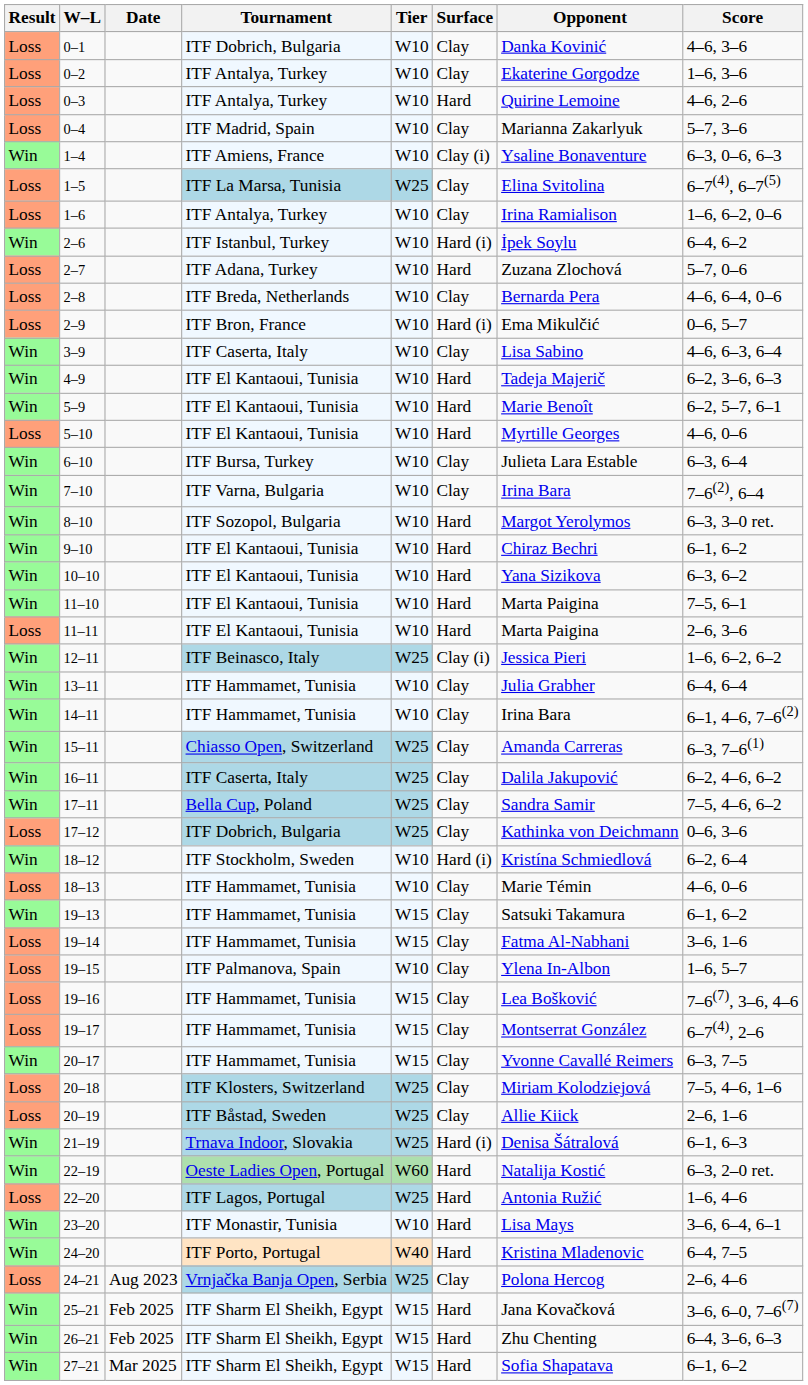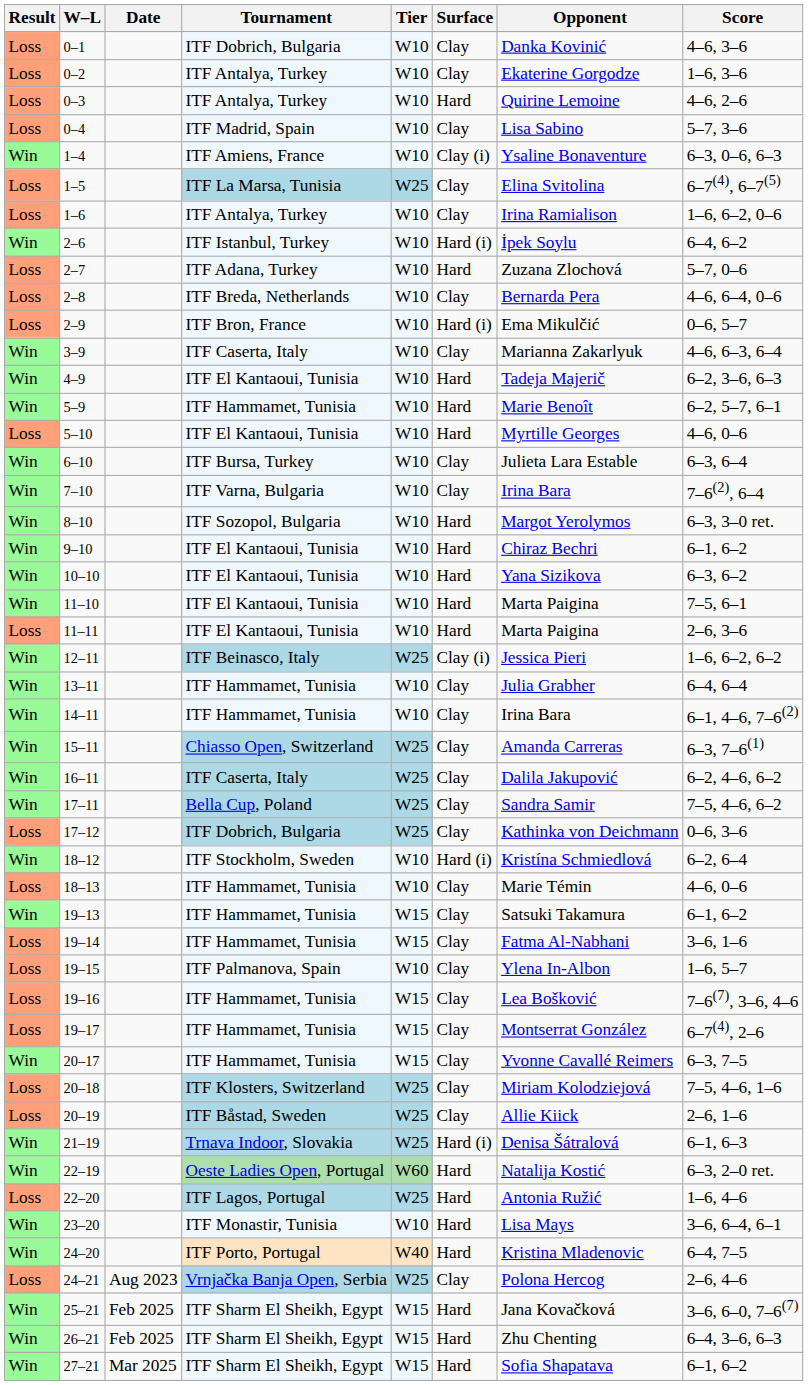(572, 127) Marianna Zakarlyuk -> (542, 127) Lisa Sabino
(542, 351) Lisa Sabino -> (572, 351) Marianna Zakarlyuk
(272, 406) ITF El Kantaoui, Tunisia -> (271, 406) ITF Hammamet, Tunisia
